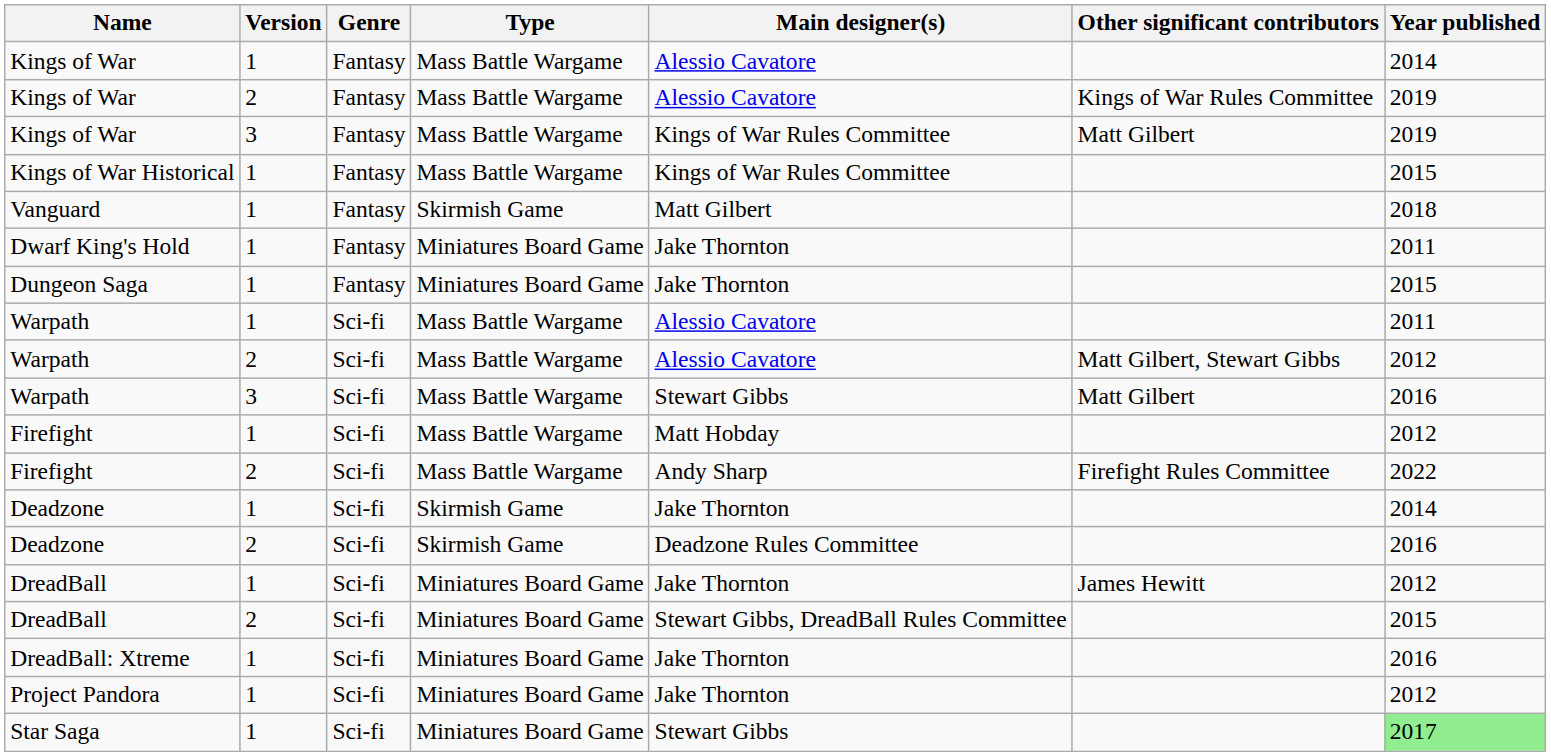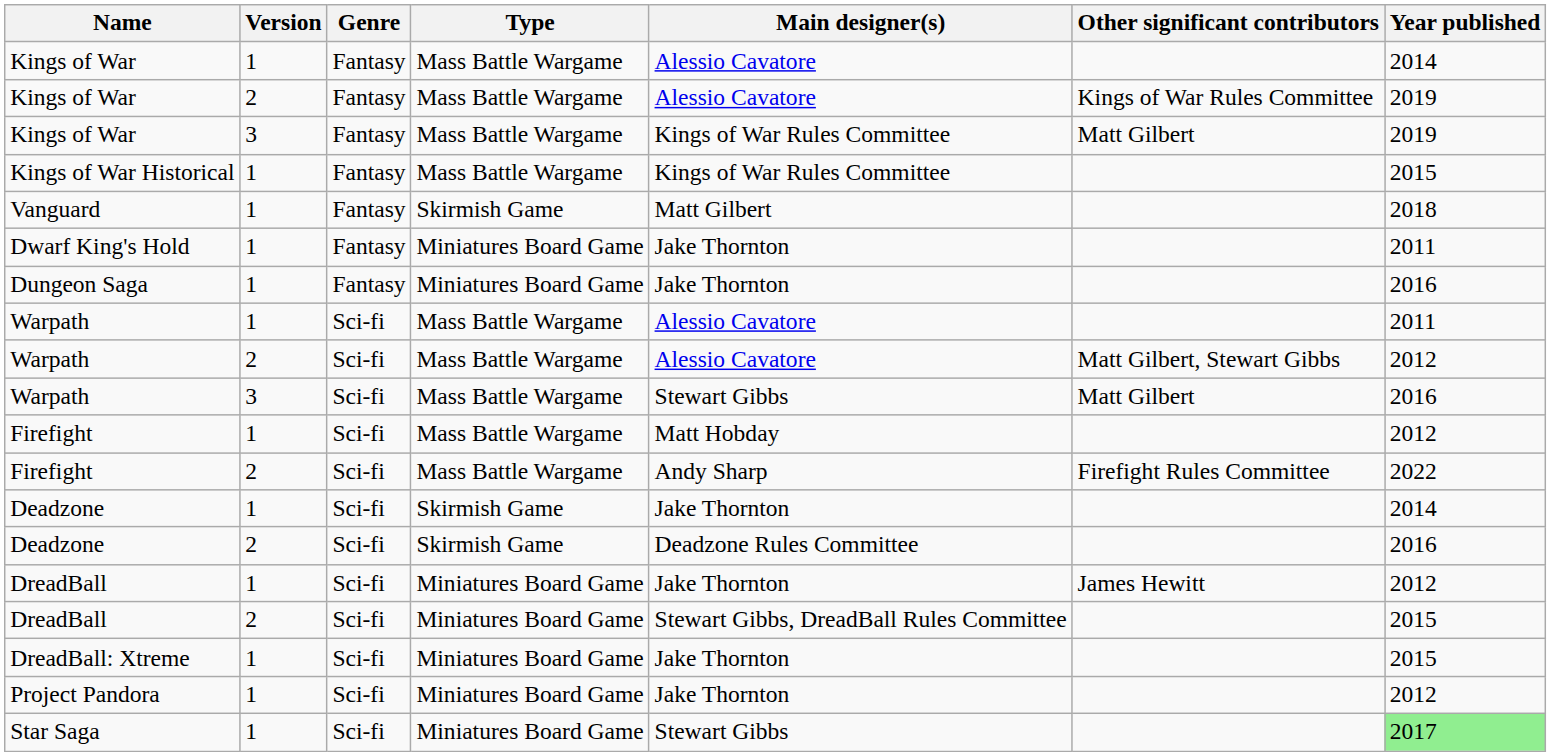(1413, 284) 2015 -> (1413, 284) 2016
(1413, 657) 2016 -> (1413, 657) 2015
